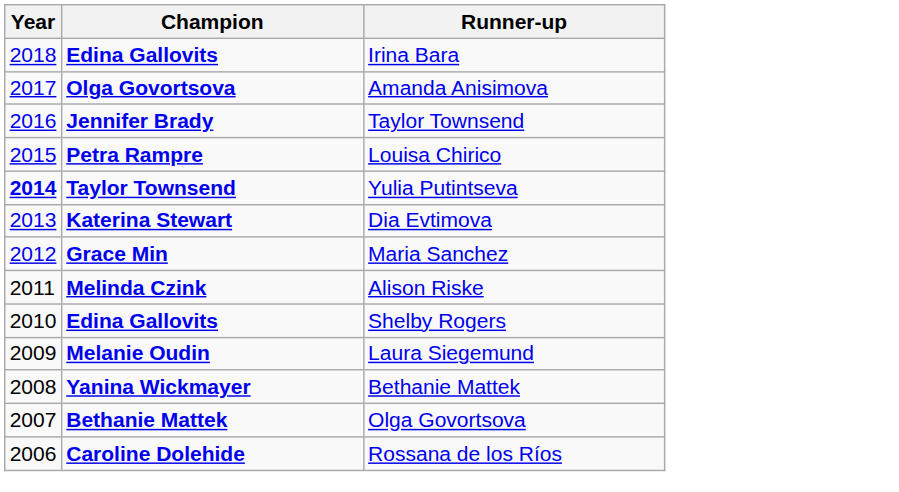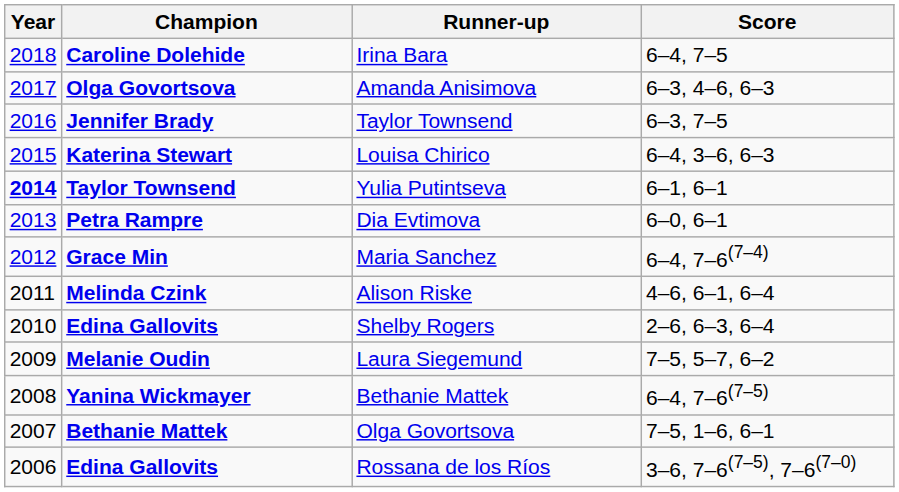+ column: (767, 22)
(142, 55) Edina Gallovits -> (156, 55) Caroline Dolehide
(135, 155) Petra Rampre -> (149, 155) Katerina Stewart
(149, 221) Katerina Stewart -> (135, 221) Petra Rampre
(156, 454) Caroline Dolehide -> (142, 467) Edina Gallovits
